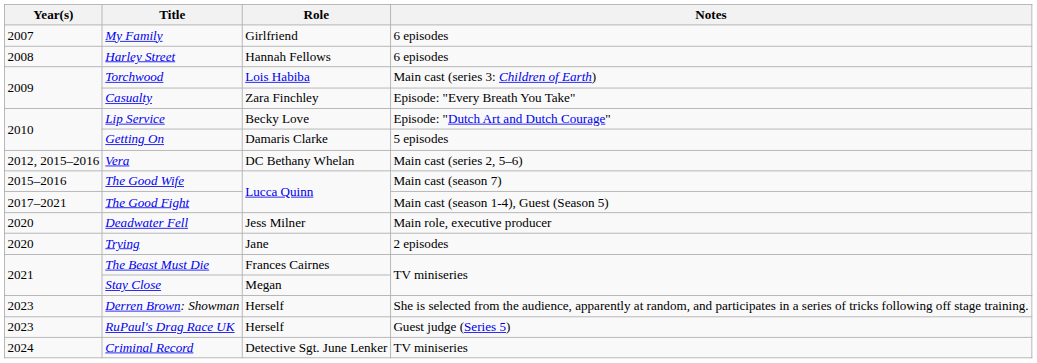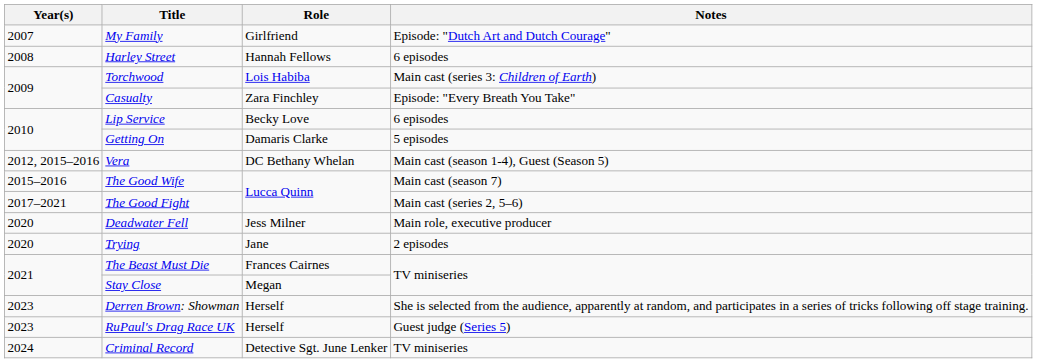(421, 35) 6 episodes -> (502, 35) Episode: "Dutch Art and Dutch Courage"
(502, 118) Episode: "Dutch Art and Dutch Courage" -> (421, 118) 6 episodes
(458, 160) Main cast (series 2, 5–6) -> (501, 160) Main cast (season 1-4), Guest (Season 5)
(501, 202) Main cast (season 1-4), Guest (Season 5) -> (458, 202) Main cast (series 2, 5–6)
